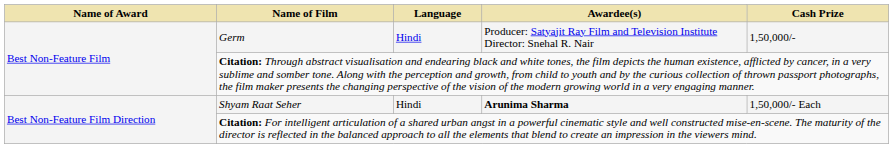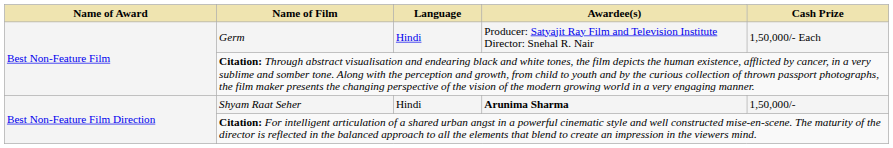(773, 37) 1,50,000/- -> (785, 37) 1,50,000/- Each
(785, 104) 1,50,000/- Each -> (773, 104) 1,50,000/-
